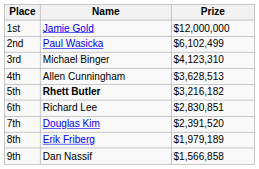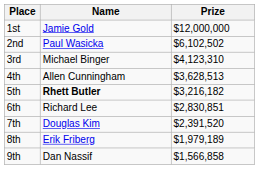(199, 44) $6,102,499 -> (199, 44) $6,102,502
